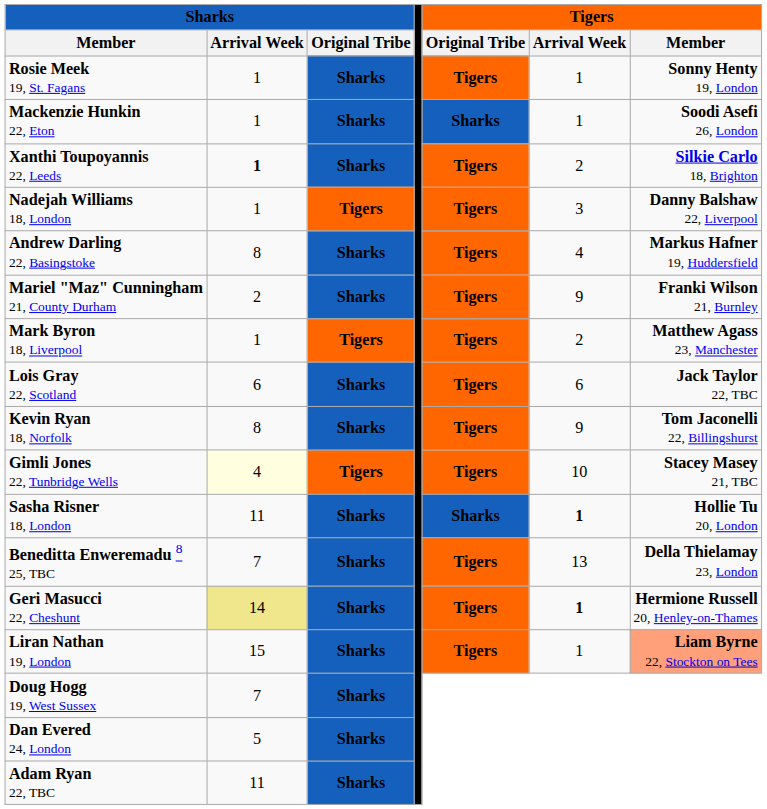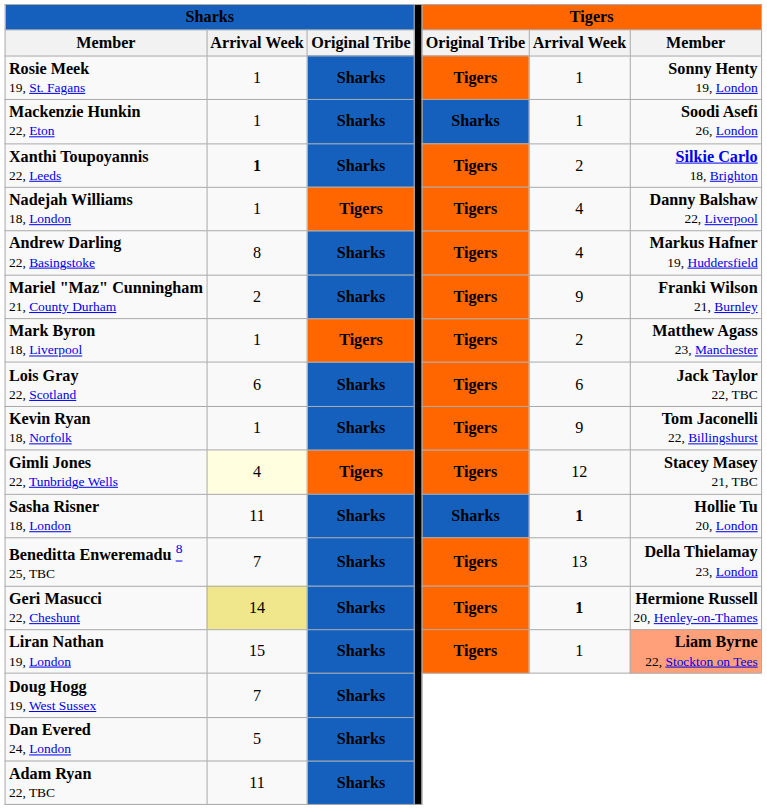(579, 209) 3 -> (579, 209) 4
(257, 428) 8 -> (257, 428) 1
(579, 471) 10 -> (579, 471) 12
